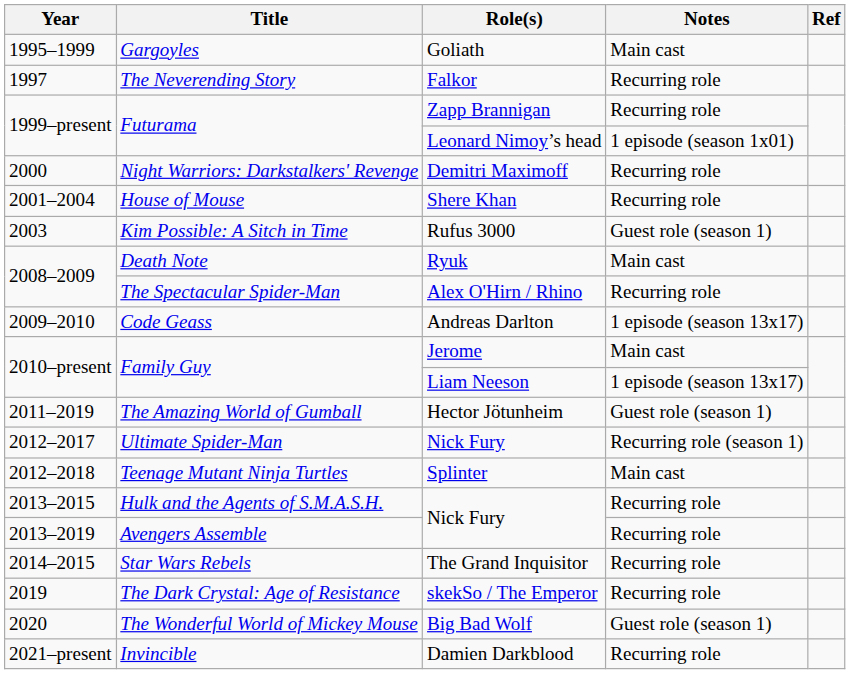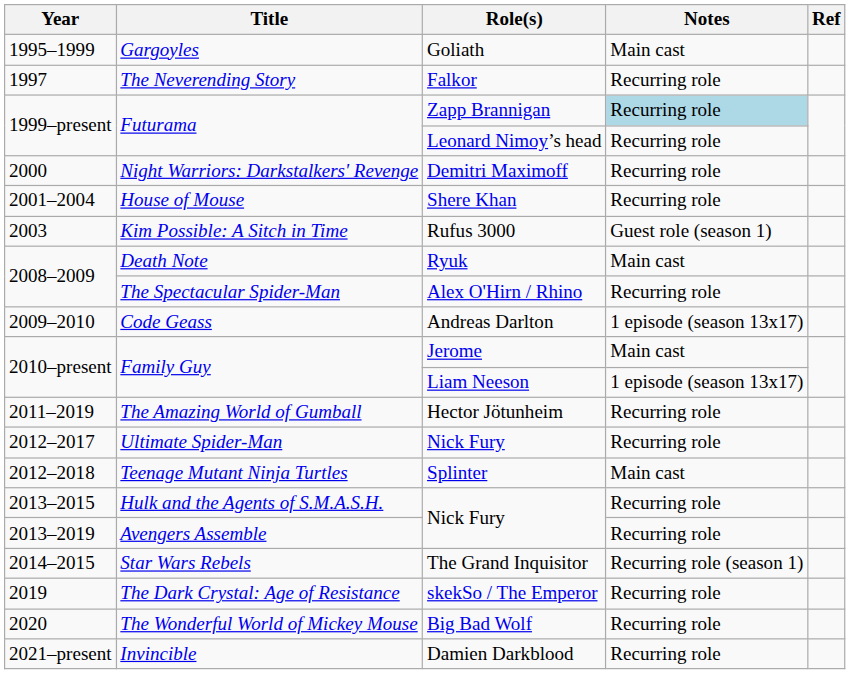(666, 110) no background -> (666, 110) lightblue background
(702, 140) 1 episode (season 1x01) -> (666, 140) Recurring role
(691, 412) Guest role (season 1) -> (666, 412) Recurring role
(707, 442) Recurring role (season 1) -> (666, 442) Recurring role
(666, 563) Recurring role -> (707, 563) Recurring role (season 1)
(691, 623) Guest role (season 1) -> (666, 623) Recurring role
